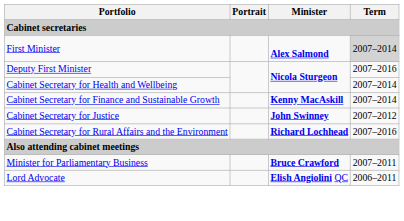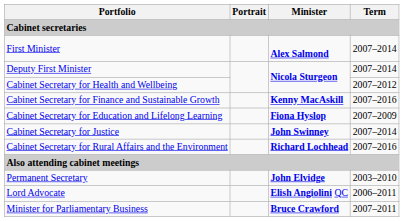(375, 48) lightgrey background -> (375, 48) no background
(375, 69) 2007–2016 -> (375, 69) 2007–2014
(375, 85) 2007–2014 -> (375, 85) 2007–2012
(375, 100) 2007–2014 -> (375, 100) 2007–2016
+ row: (114, 116)
(375, 116) 2007–2012 -> (375, 131) 2007–2014
+ row: (47, 178)
rows swapped: (77, 162) <-> (36, 178)
